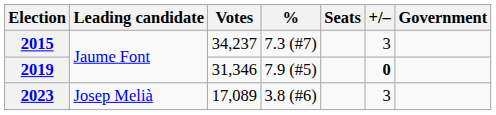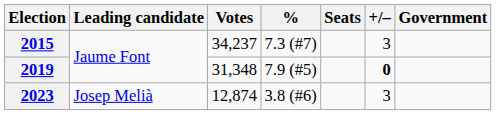(234, 69) 31,346 -> (234, 69) 31,348
(234, 95) 17,089 -> (234, 95) 12,874
